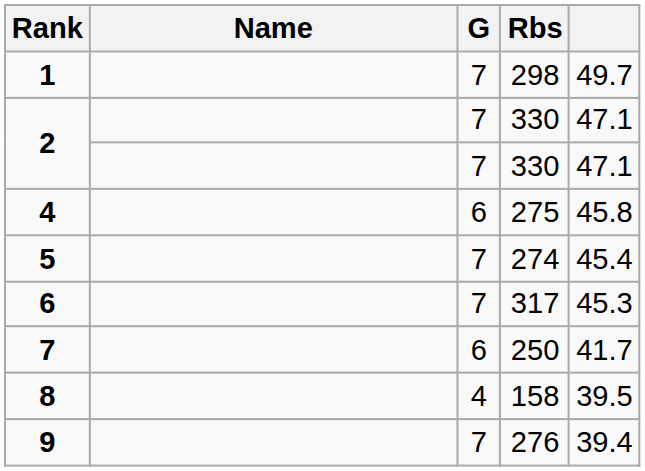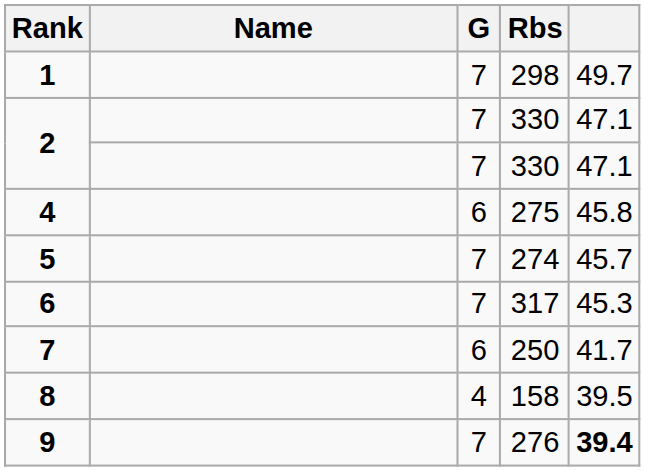(604, 258) 45.4 -> (604, 258) 45.7
(604, 442) normal -> (604, 442) bold
